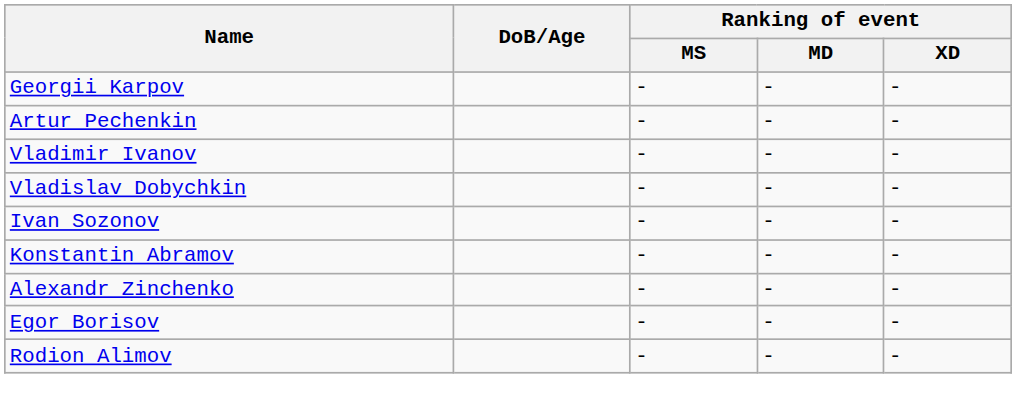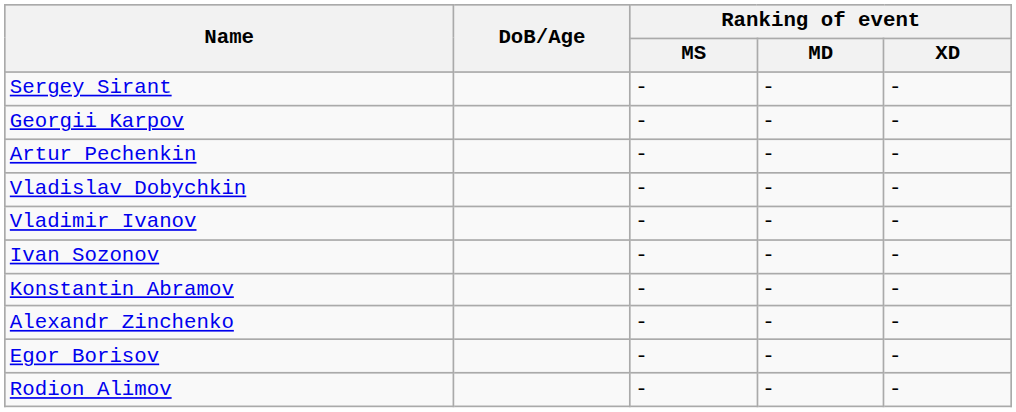+ row: (91, 89)
rows swapped: (128, 189) <-> (103, 156)
